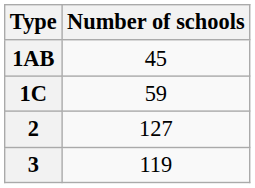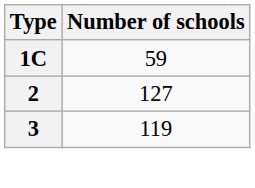- row: (33, 57)
